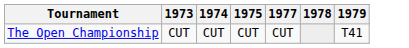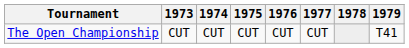+ column: (283, 14)
